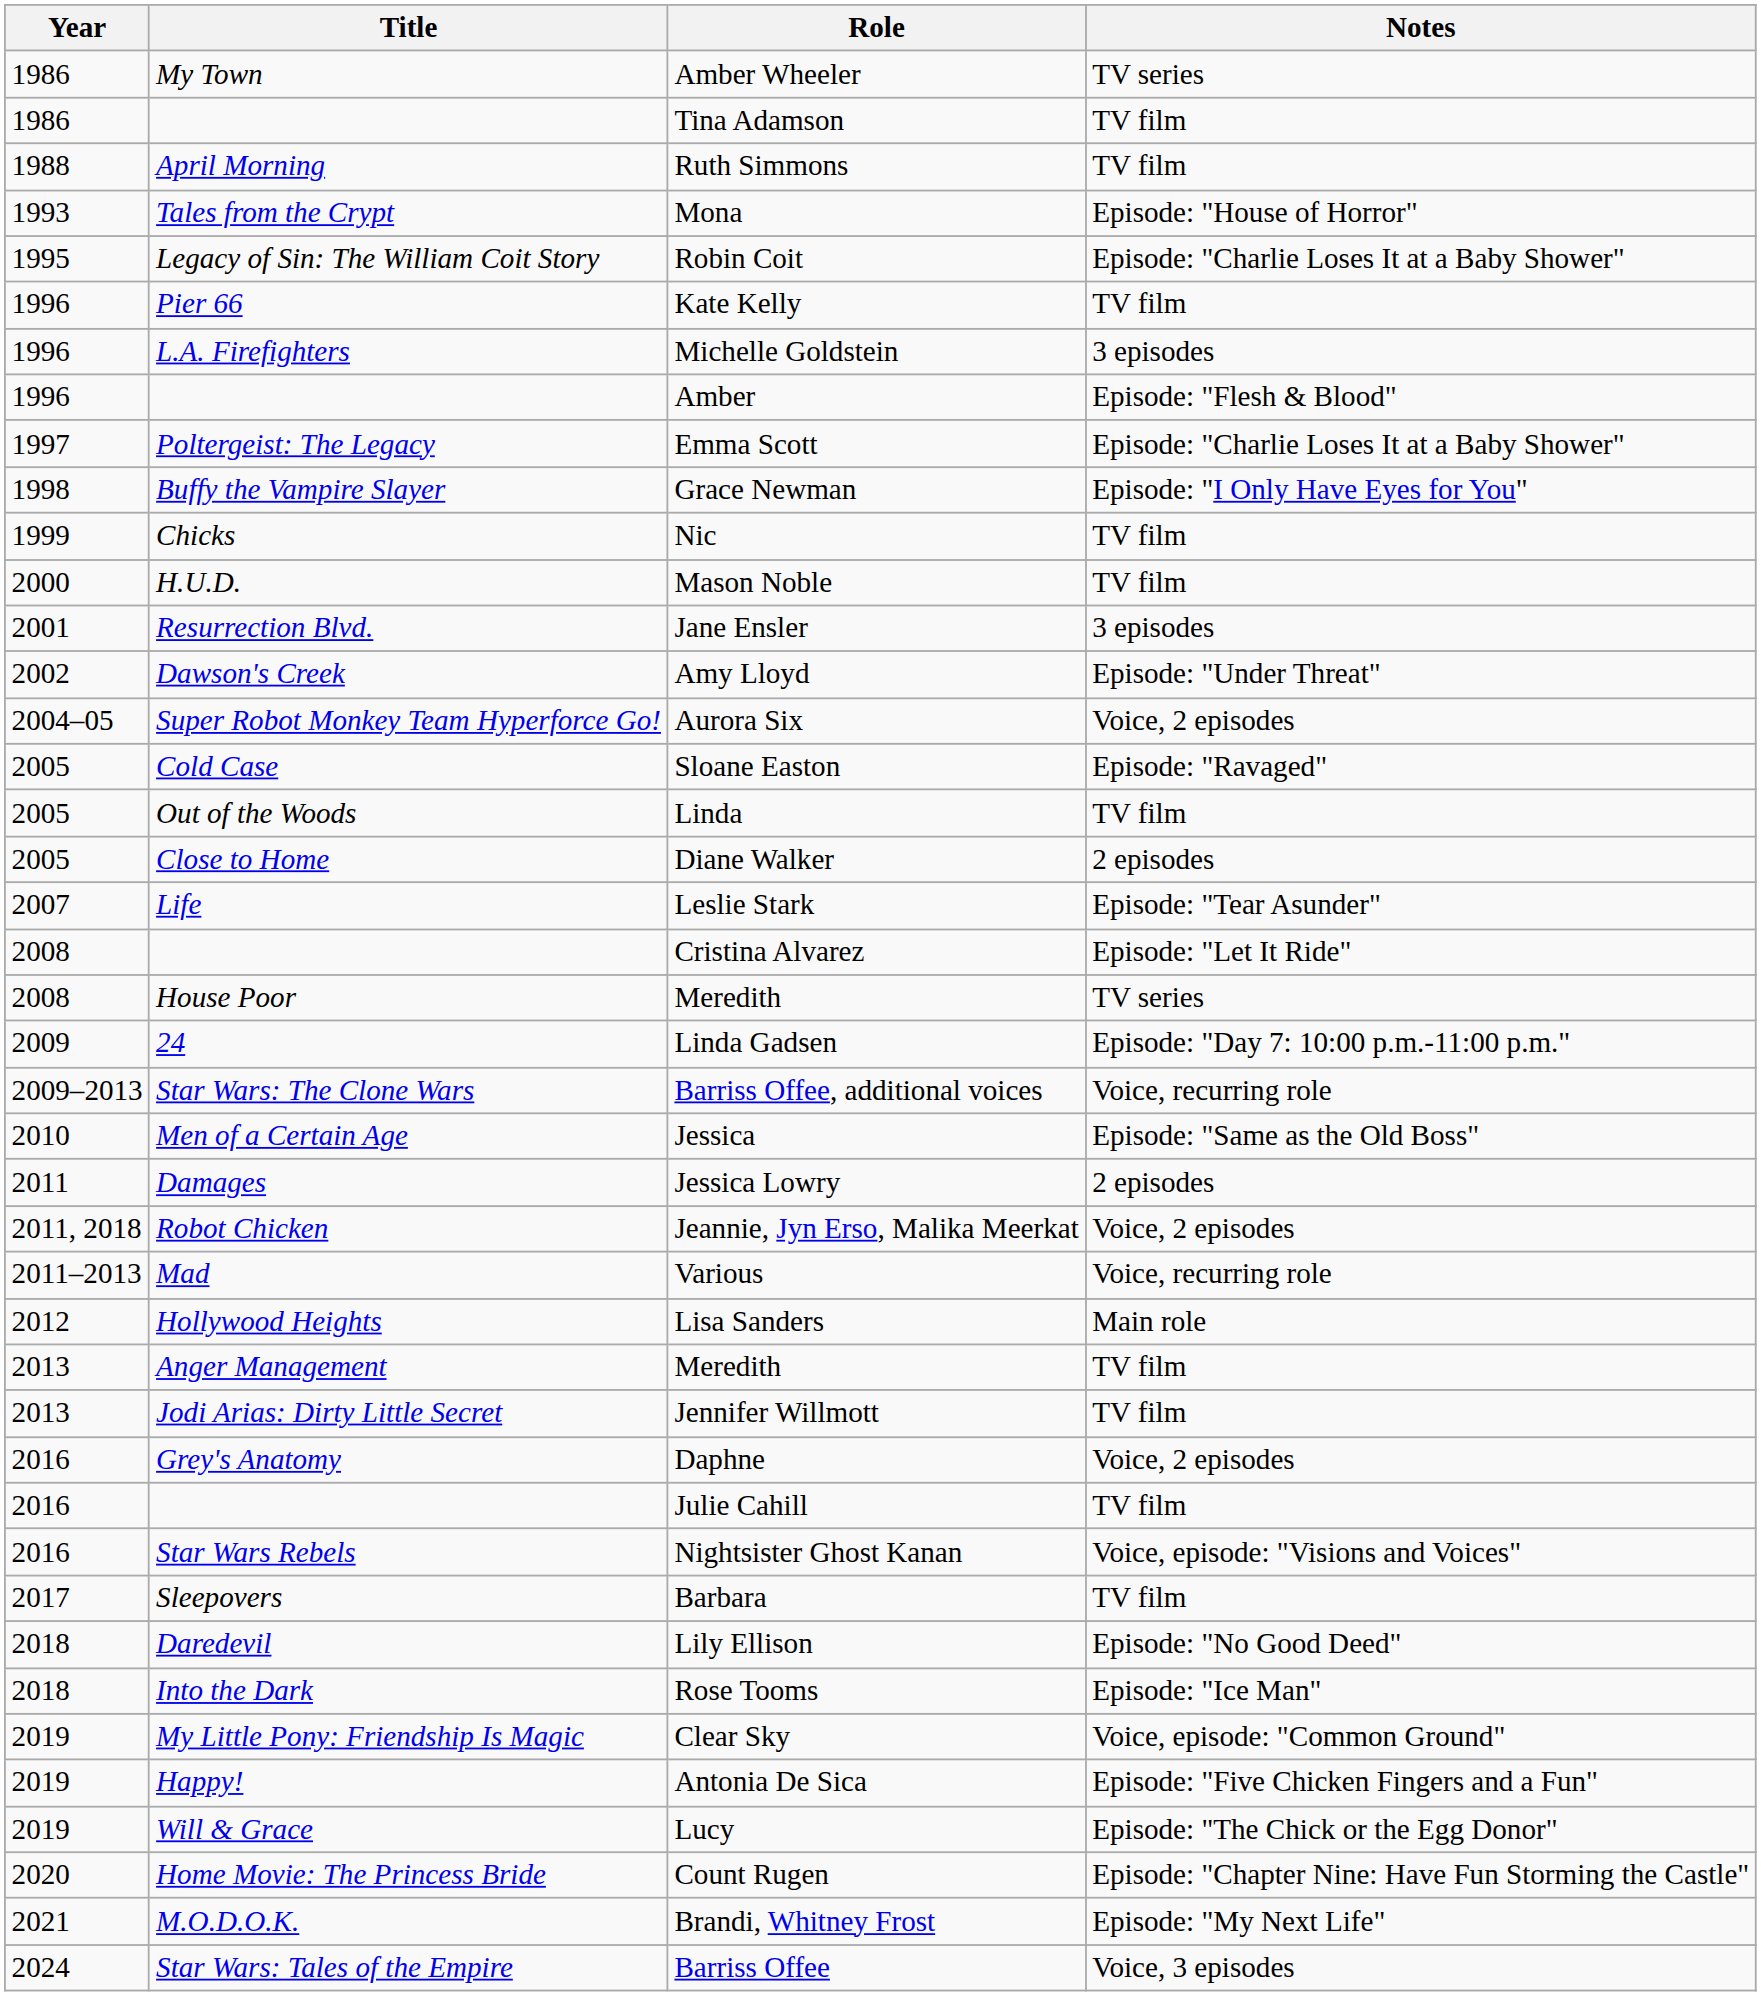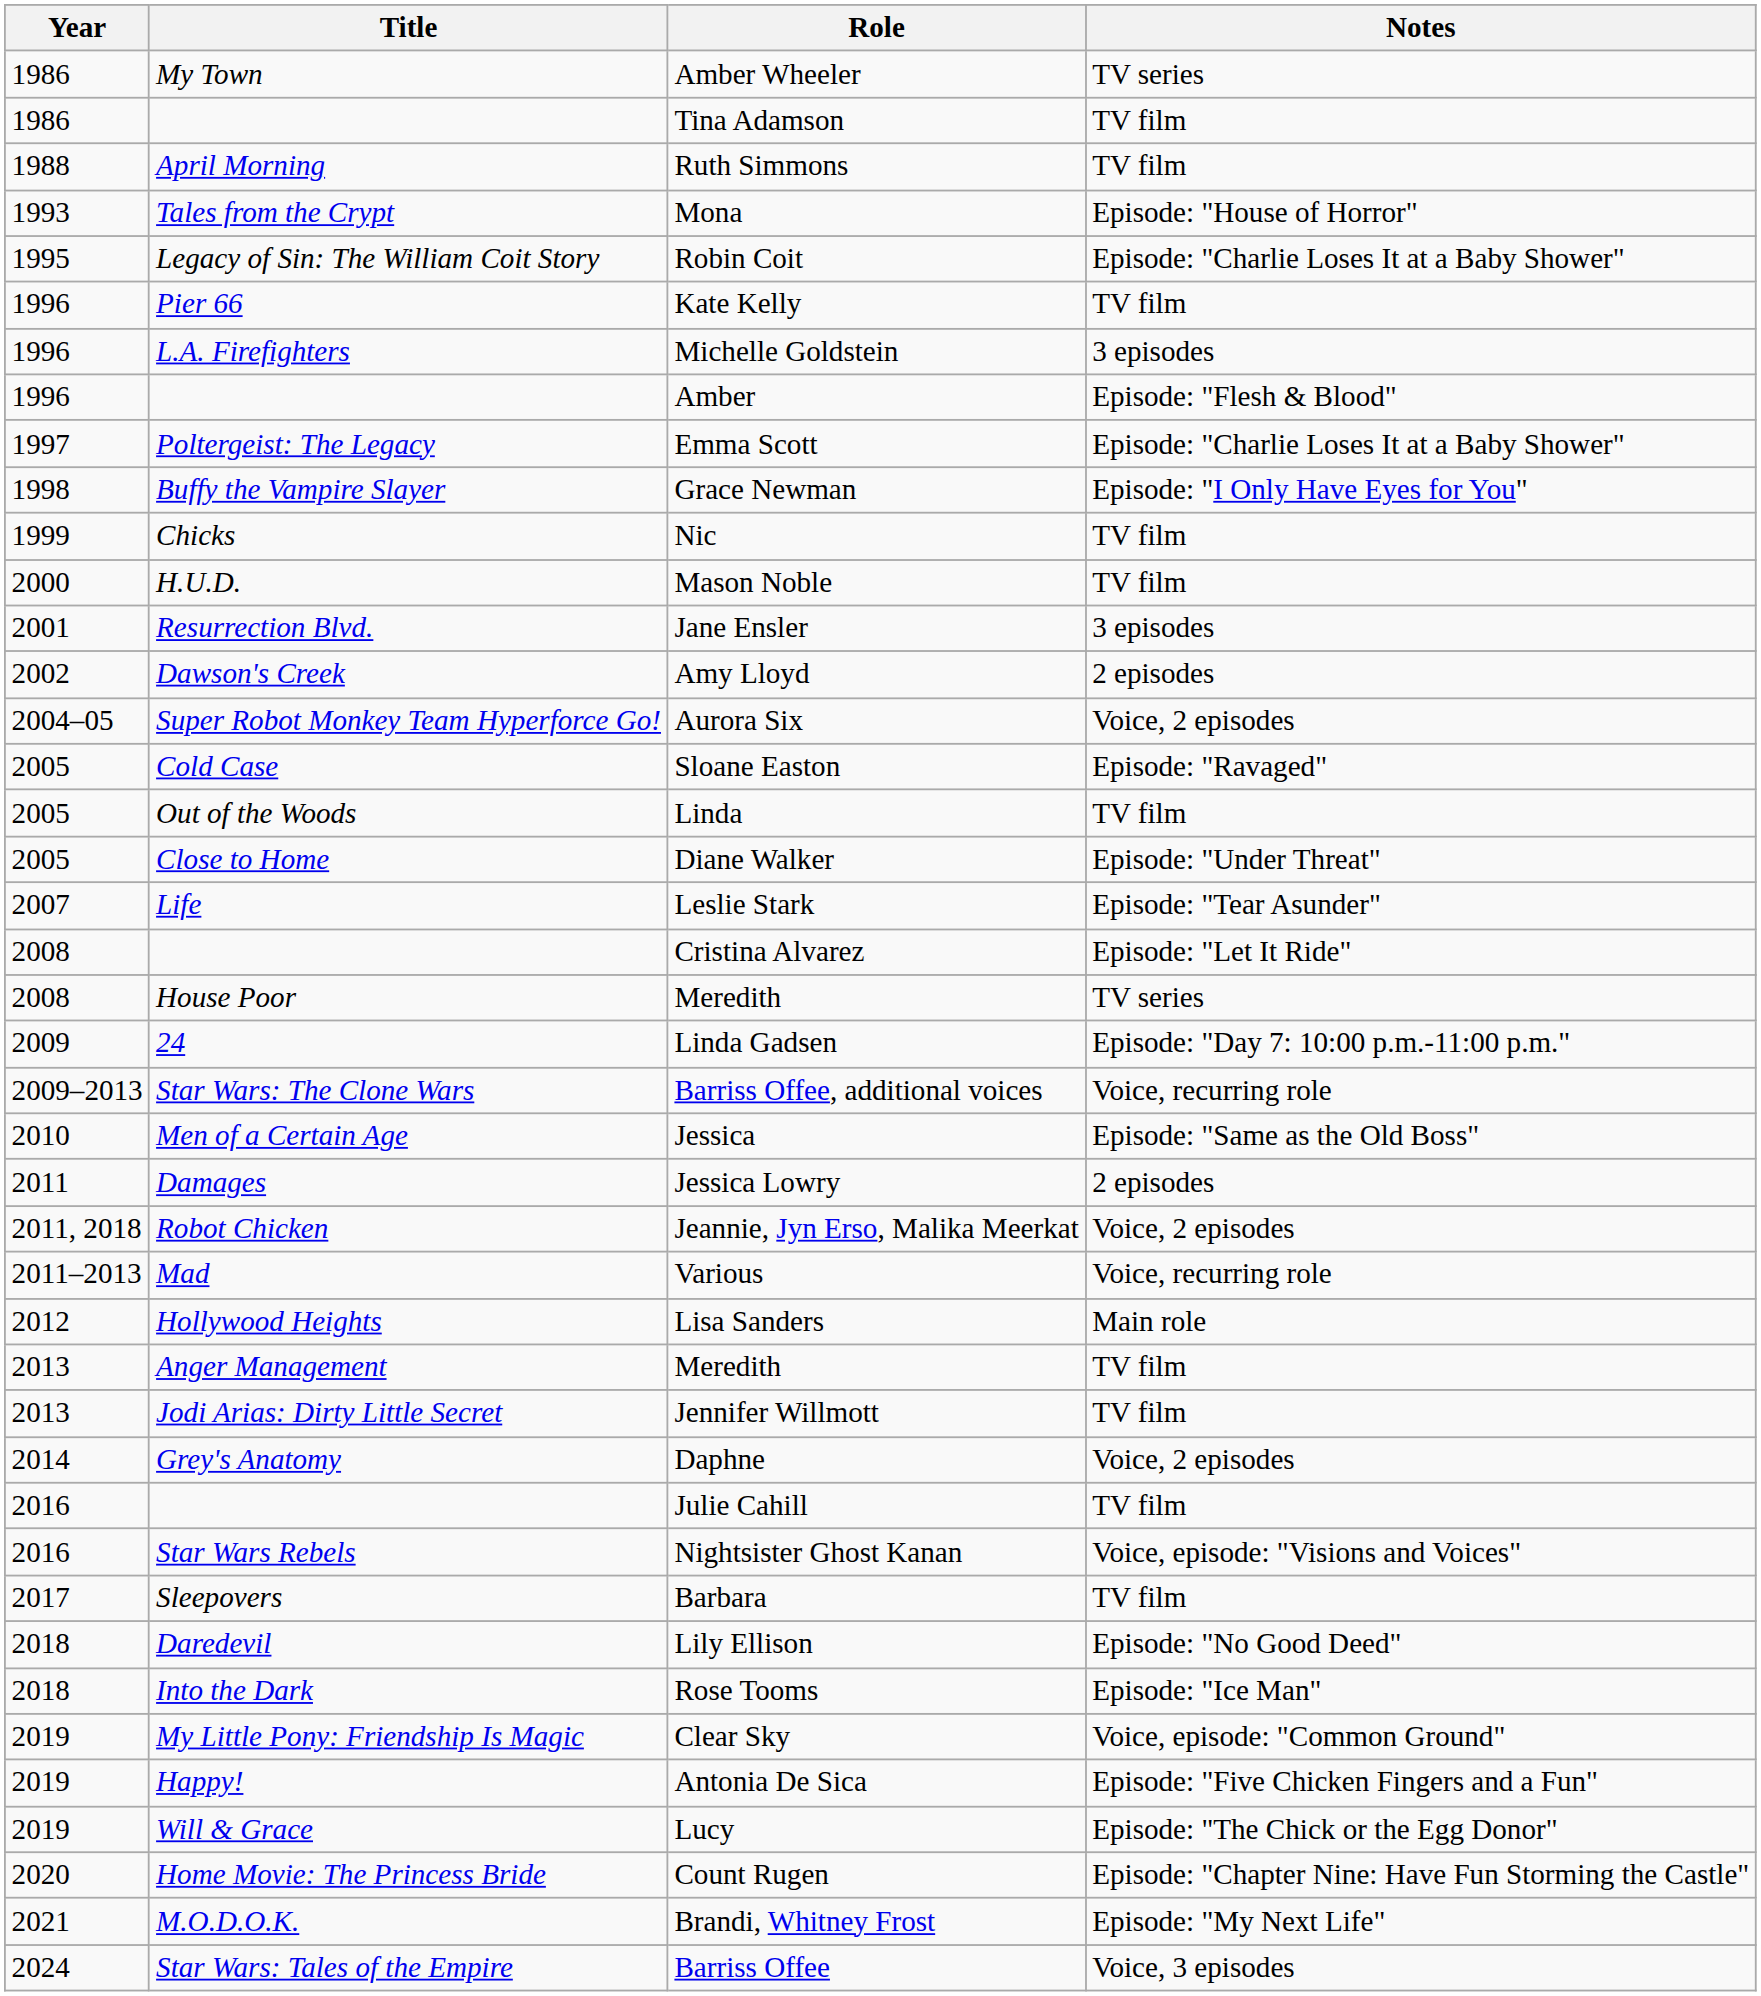(1236, 674) Episode: "Under Threat" -> (1153, 674) 2 episodes
(1153, 858) 2 episodes -> (1236, 858) Episode: "Under Threat"
(41, 1459) 2016 -> (41, 1459) 2014
